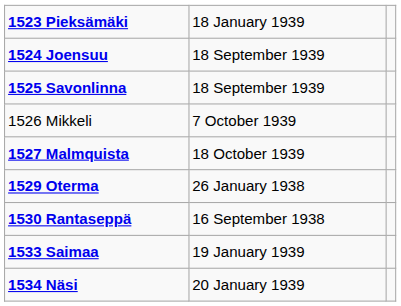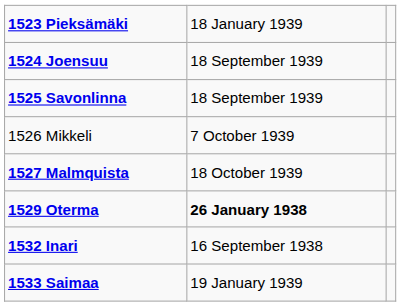(248, 186) normal -> (249, 209) bold
- row: (70, 219)
+ row: (43, 246)
- row: (43, 285)
